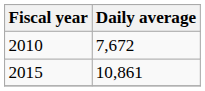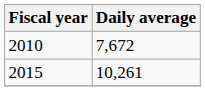(119, 72) 10,861 -> (119, 72) 10,261
